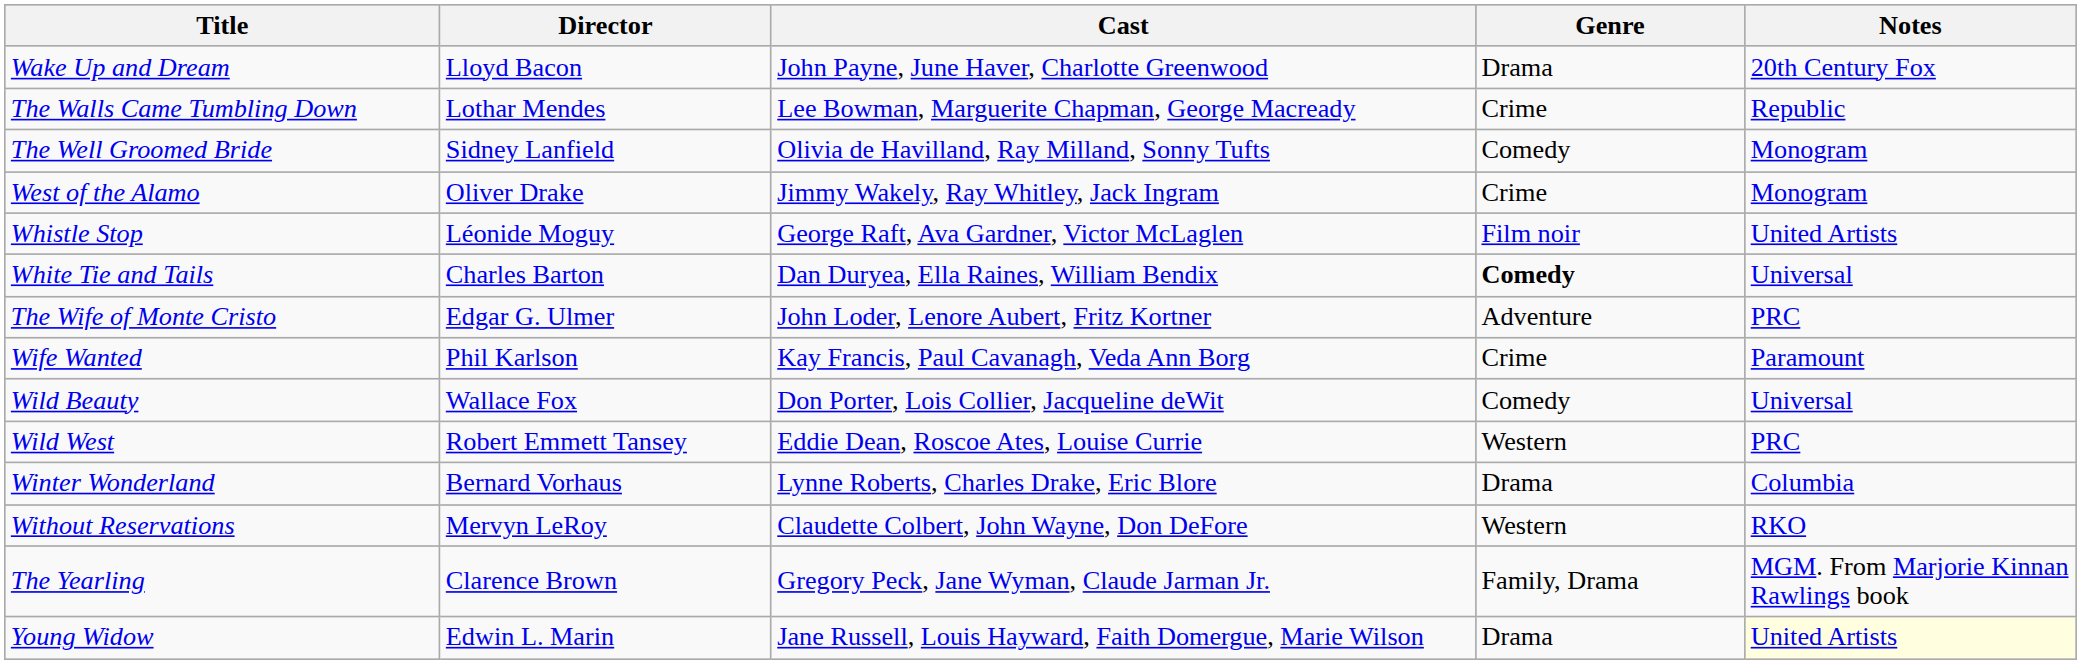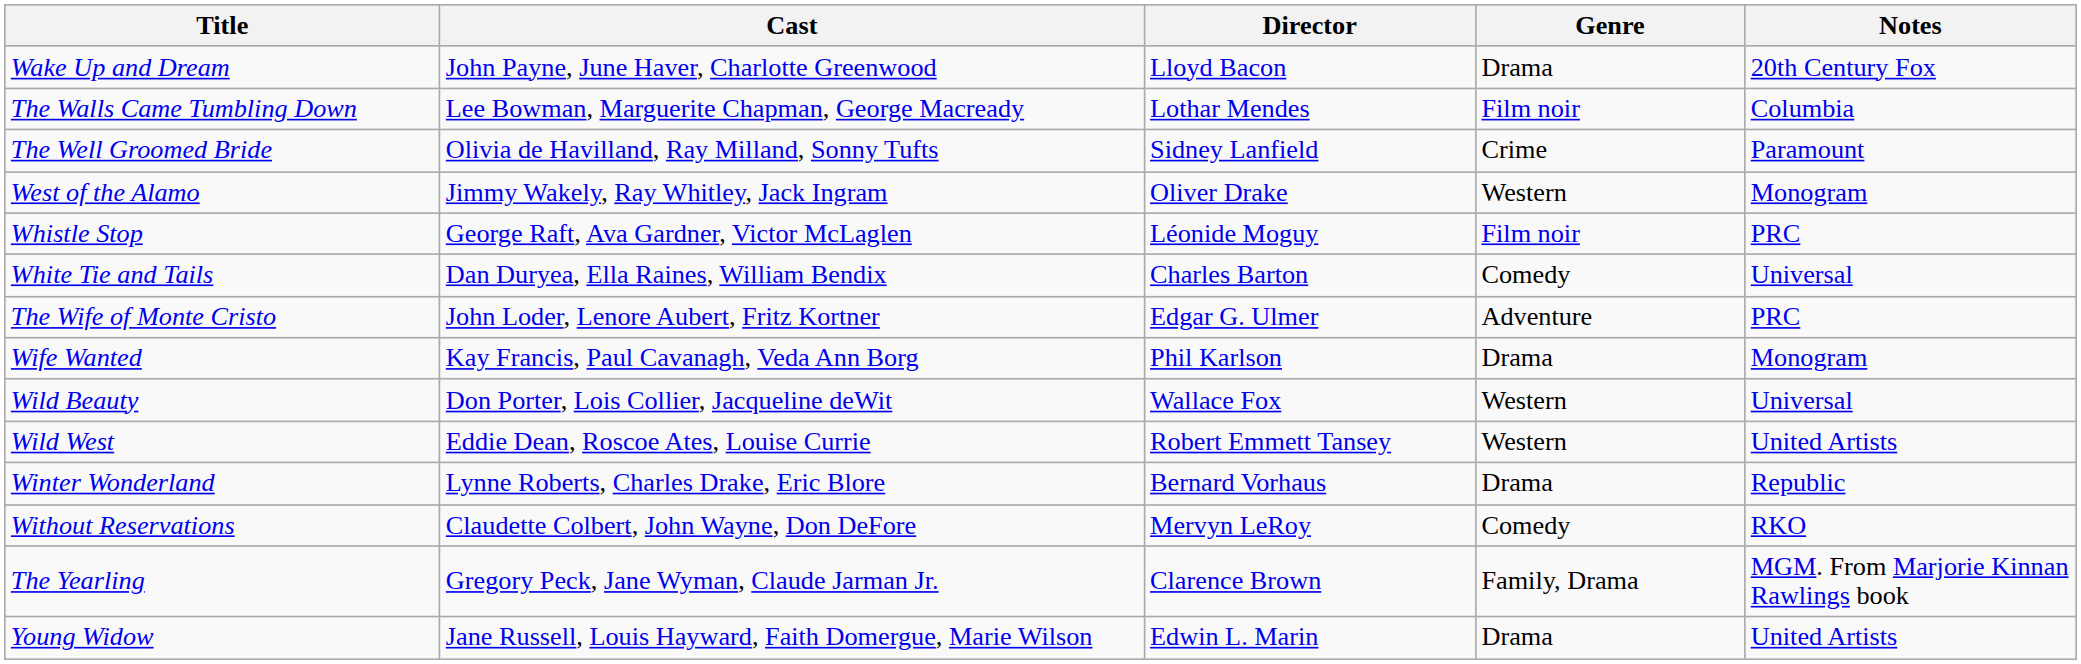columns swapped: (605, 25) <-> (1123, 25)
(1514, 108) Crime -> (1531, 108) Film noir
(1798, 108) Republic -> (1802, 108) Columbia
(1526, 150) Comedy -> (1514, 150) Crime
(1809, 150) Monogram -> (1808, 150) Paramount
(1514, 191) Crime -> (1524, 191) Western
(1824, 233) United Artists -> (1776, 233) PRC
(1528, 274) bold -> (1526, 274) normal
(1514, 358) Crime -> (1517, 358) Drama
(1808, 358) Paramount -> (1809, 358) Monogram
(1526, 399) Comedy -> (1524, 399) Western
(1776, 441) PRC -> (1824, 441) United Artists
(1802, 483) Columbia -> (1798, 483) Republic
(1524, 524) Western -> (1526, 524) Comedy
(1824, 637) lightyellow background -> (1824, 637) no background
